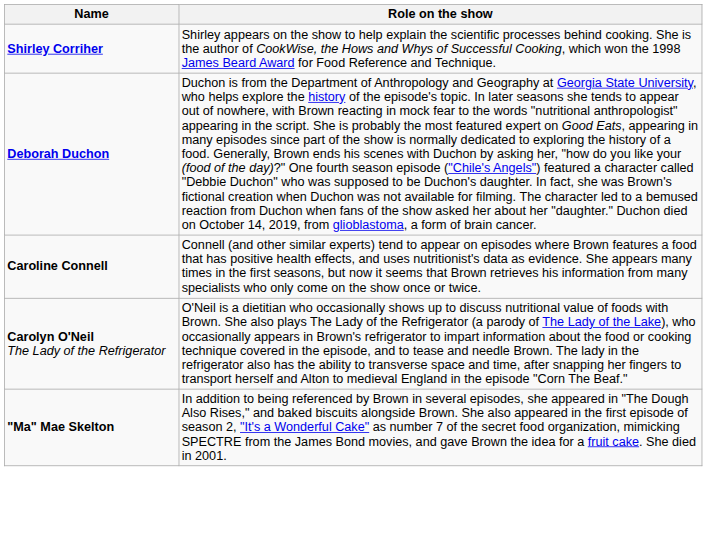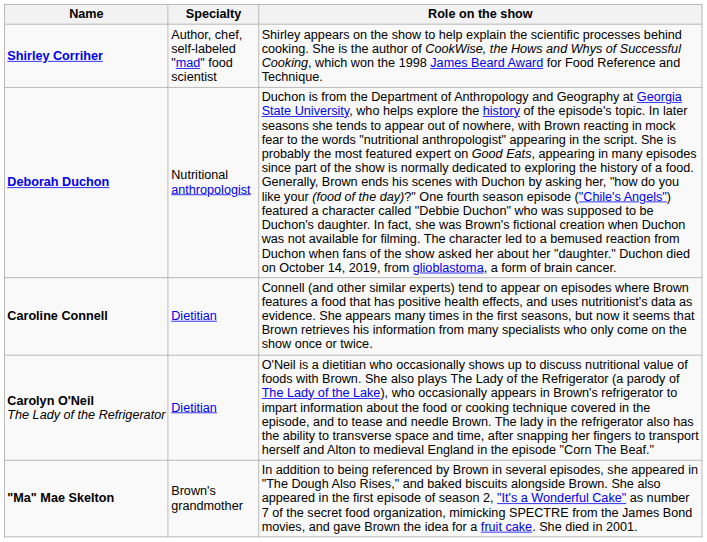+ column: (214, 14)
